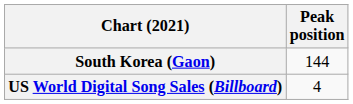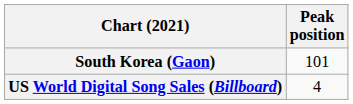(317, 61) 144 -> (317, 61) 101
